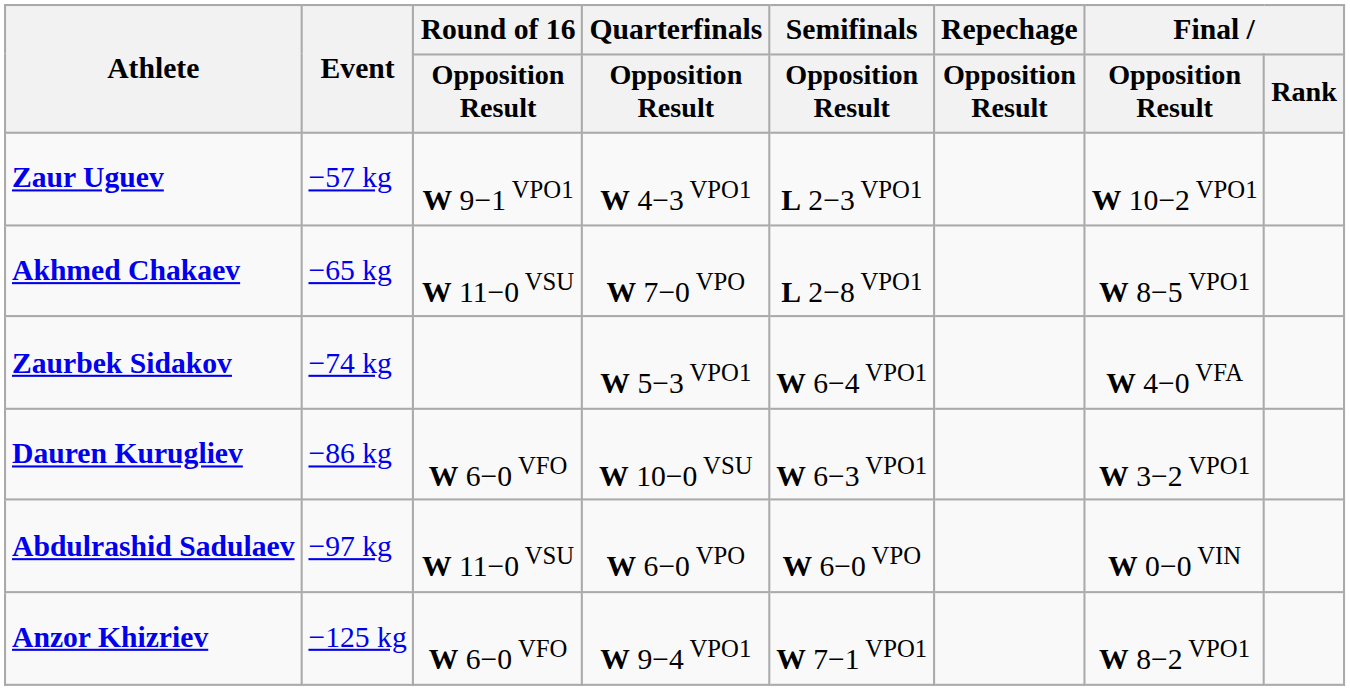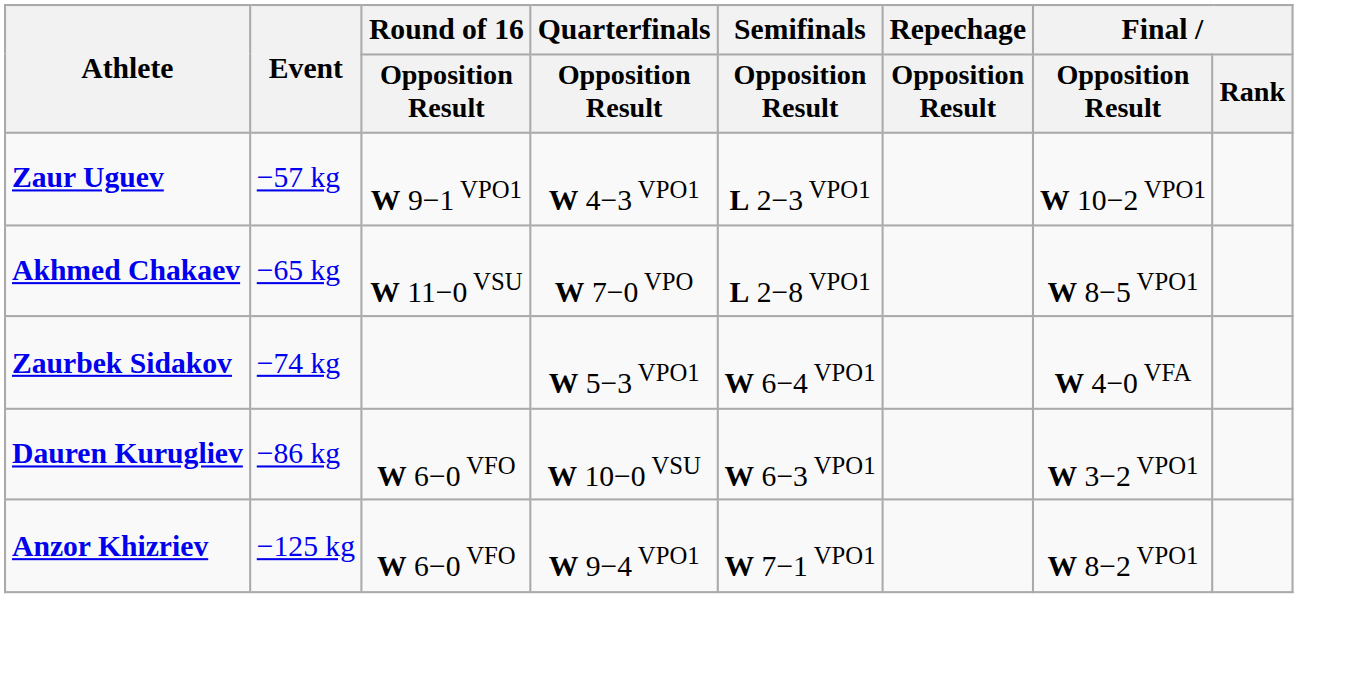- row: (153, 545)
